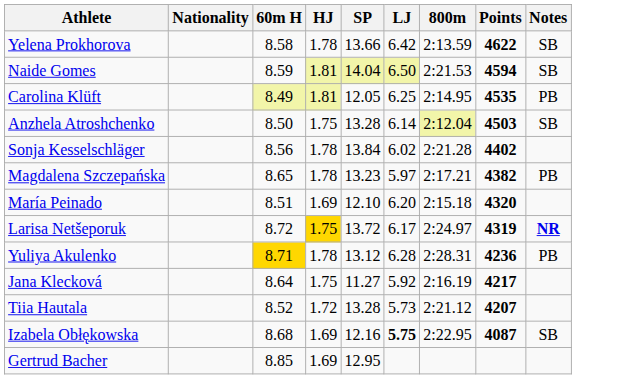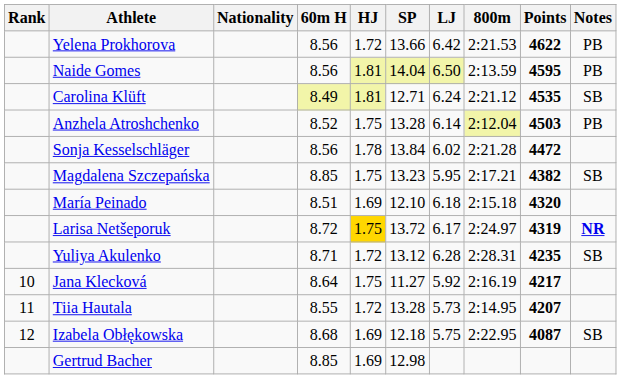+ column: (27, 17)
(279, 43) 8.58 -> (324, 43) 8.56
(323, 43) 1.78 -> (368, 43) 1.72
(448, 43) 2:13.59 -> (492, 43) 2:21.53
(548, 43) SB -> (593, 43) PB
(279, 70) 8.59 -> (324, 70) 8.56
(448, 70) 2:21.53 -> (492, 70) 2:13.59
(500, 70) 4594 -> (545, 70) 4595
(548, 70) SB -> (593, 70) PB
(363, 96) 12.05 -> (407, 96) 12.71
(402, 96) 6.25 -> (447, 96) 6.24
(448, 96) 2:14.95 -> (492, 96) 2:21.12
(548, 96) PB -> (593, 96) SB
(279, 122) 8.50 -> (324, 122) 8.52
(548, 122) SB -> (593, 122) PB
(500, 149) 4402 -> (545, 149) 4472
(279, 175) 8.65 -> (324, 175) 8.85
(323, 175) 1.78 -> (368, 175) 1.75
(402, 175) 5.97 -> (447, 175) 5.95
(548, 175) PB -> (593, 175) SB
(402, 202) 6.20 -> (447, 202) 6.18
(279, 255) gold background -> (324, 255) no background
(323, 255) 1.78 -> (368, 255) 1.72
(500, 255) 4236 -> (545, 255) 4235
(548, 255) PB -> (593, 255) SB
(279, 307) 8.52 -> (324, 307) 8.55
(448, 307) 2:21.12 -> (492, 307) 2:14.95
(363, 334) 12.16 -> (407, 334) 12.18
(402, 334) bold -> (447, 334) normal
(363, 360) 12.95 -> (407, 360) 12.98
